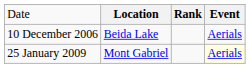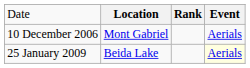(131, 34) Beida Lake -> (136, 34) Mont Gabriel
(136, 54) Mont Gabriel -> (131, 54) Beida Lake
